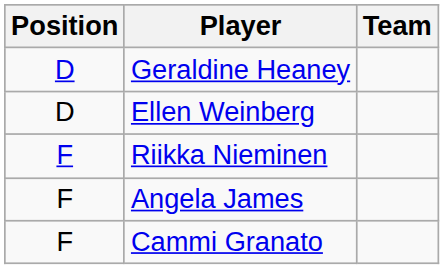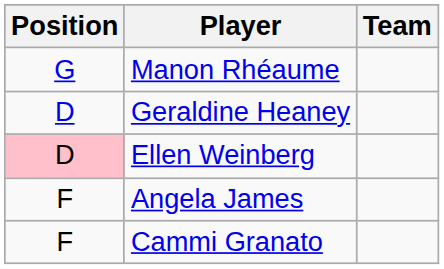+ row: (235, 69)
(65, 112) no background -> (65, 155) pink background
- row: (229, 155)
